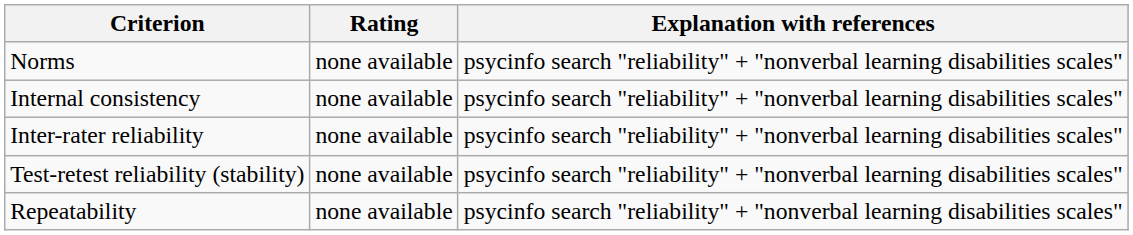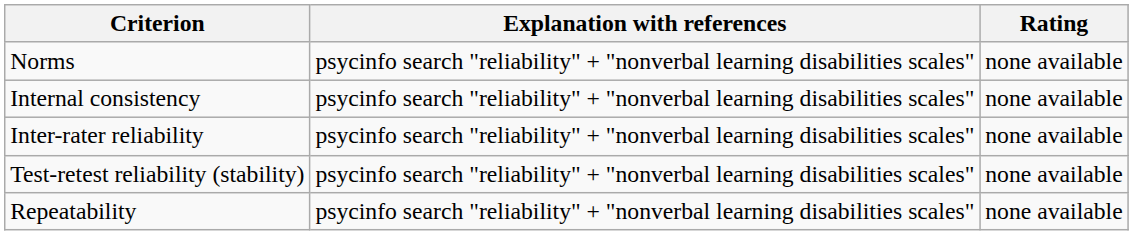columns swapped: (384, 23) <-> (793, 23)
